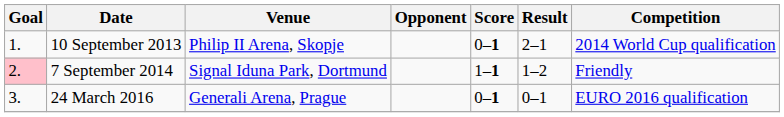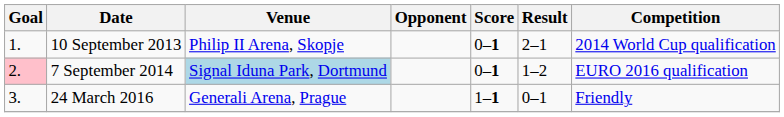(288, 71) no background -> (288, 71) lightblue background
(487, 71) 1–1 -> (487, 71) 0–1
(604, 71) Friendly -> (662, 71) EURO 2016 qualification
(487, 97) 0–1 -> (487, 97) 1–1
(662, 97) EURO 2016 qualification -> (604, 97) Friendly
